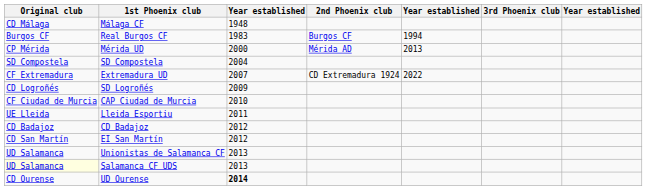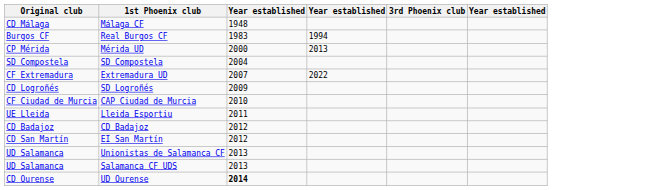- column: (354, 11)
(35, 166) lightyellow background -> (35, 166) no background
